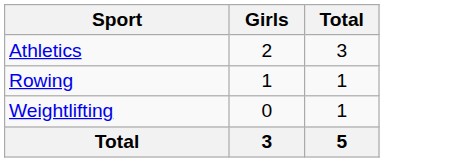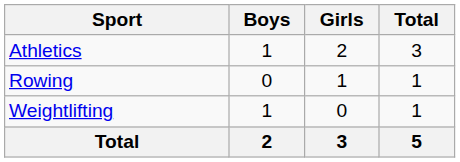+ column: (267, 19)
